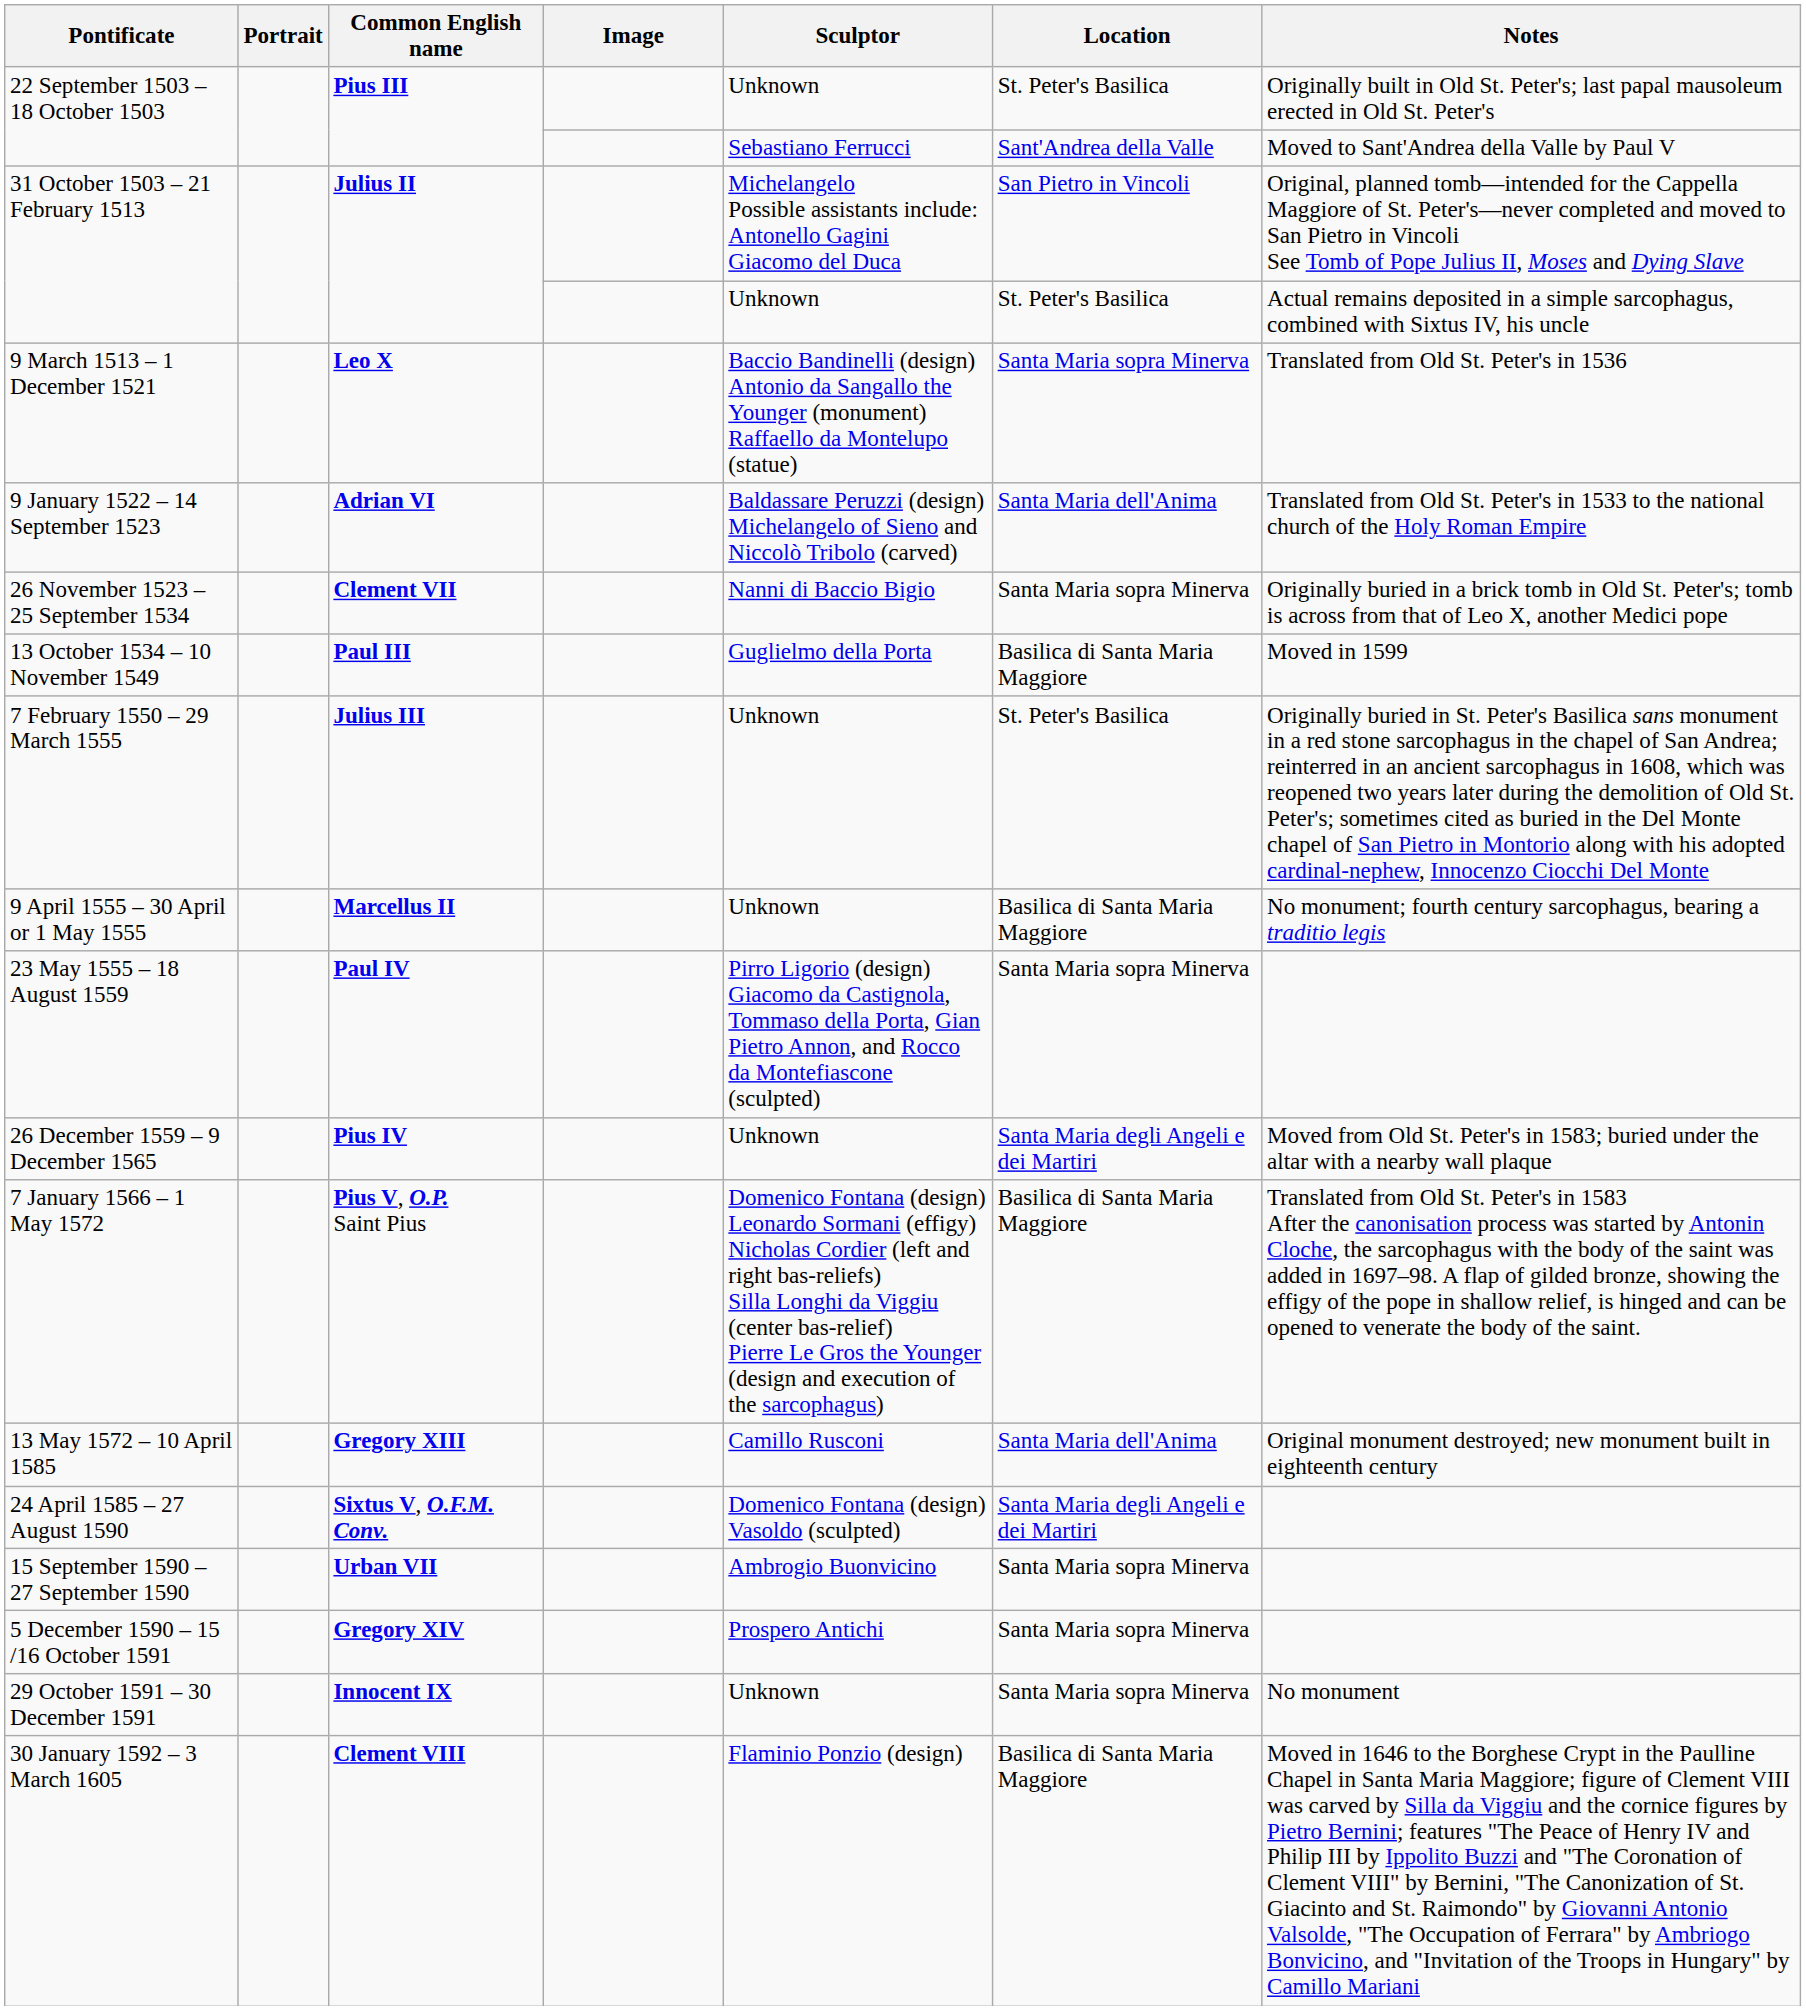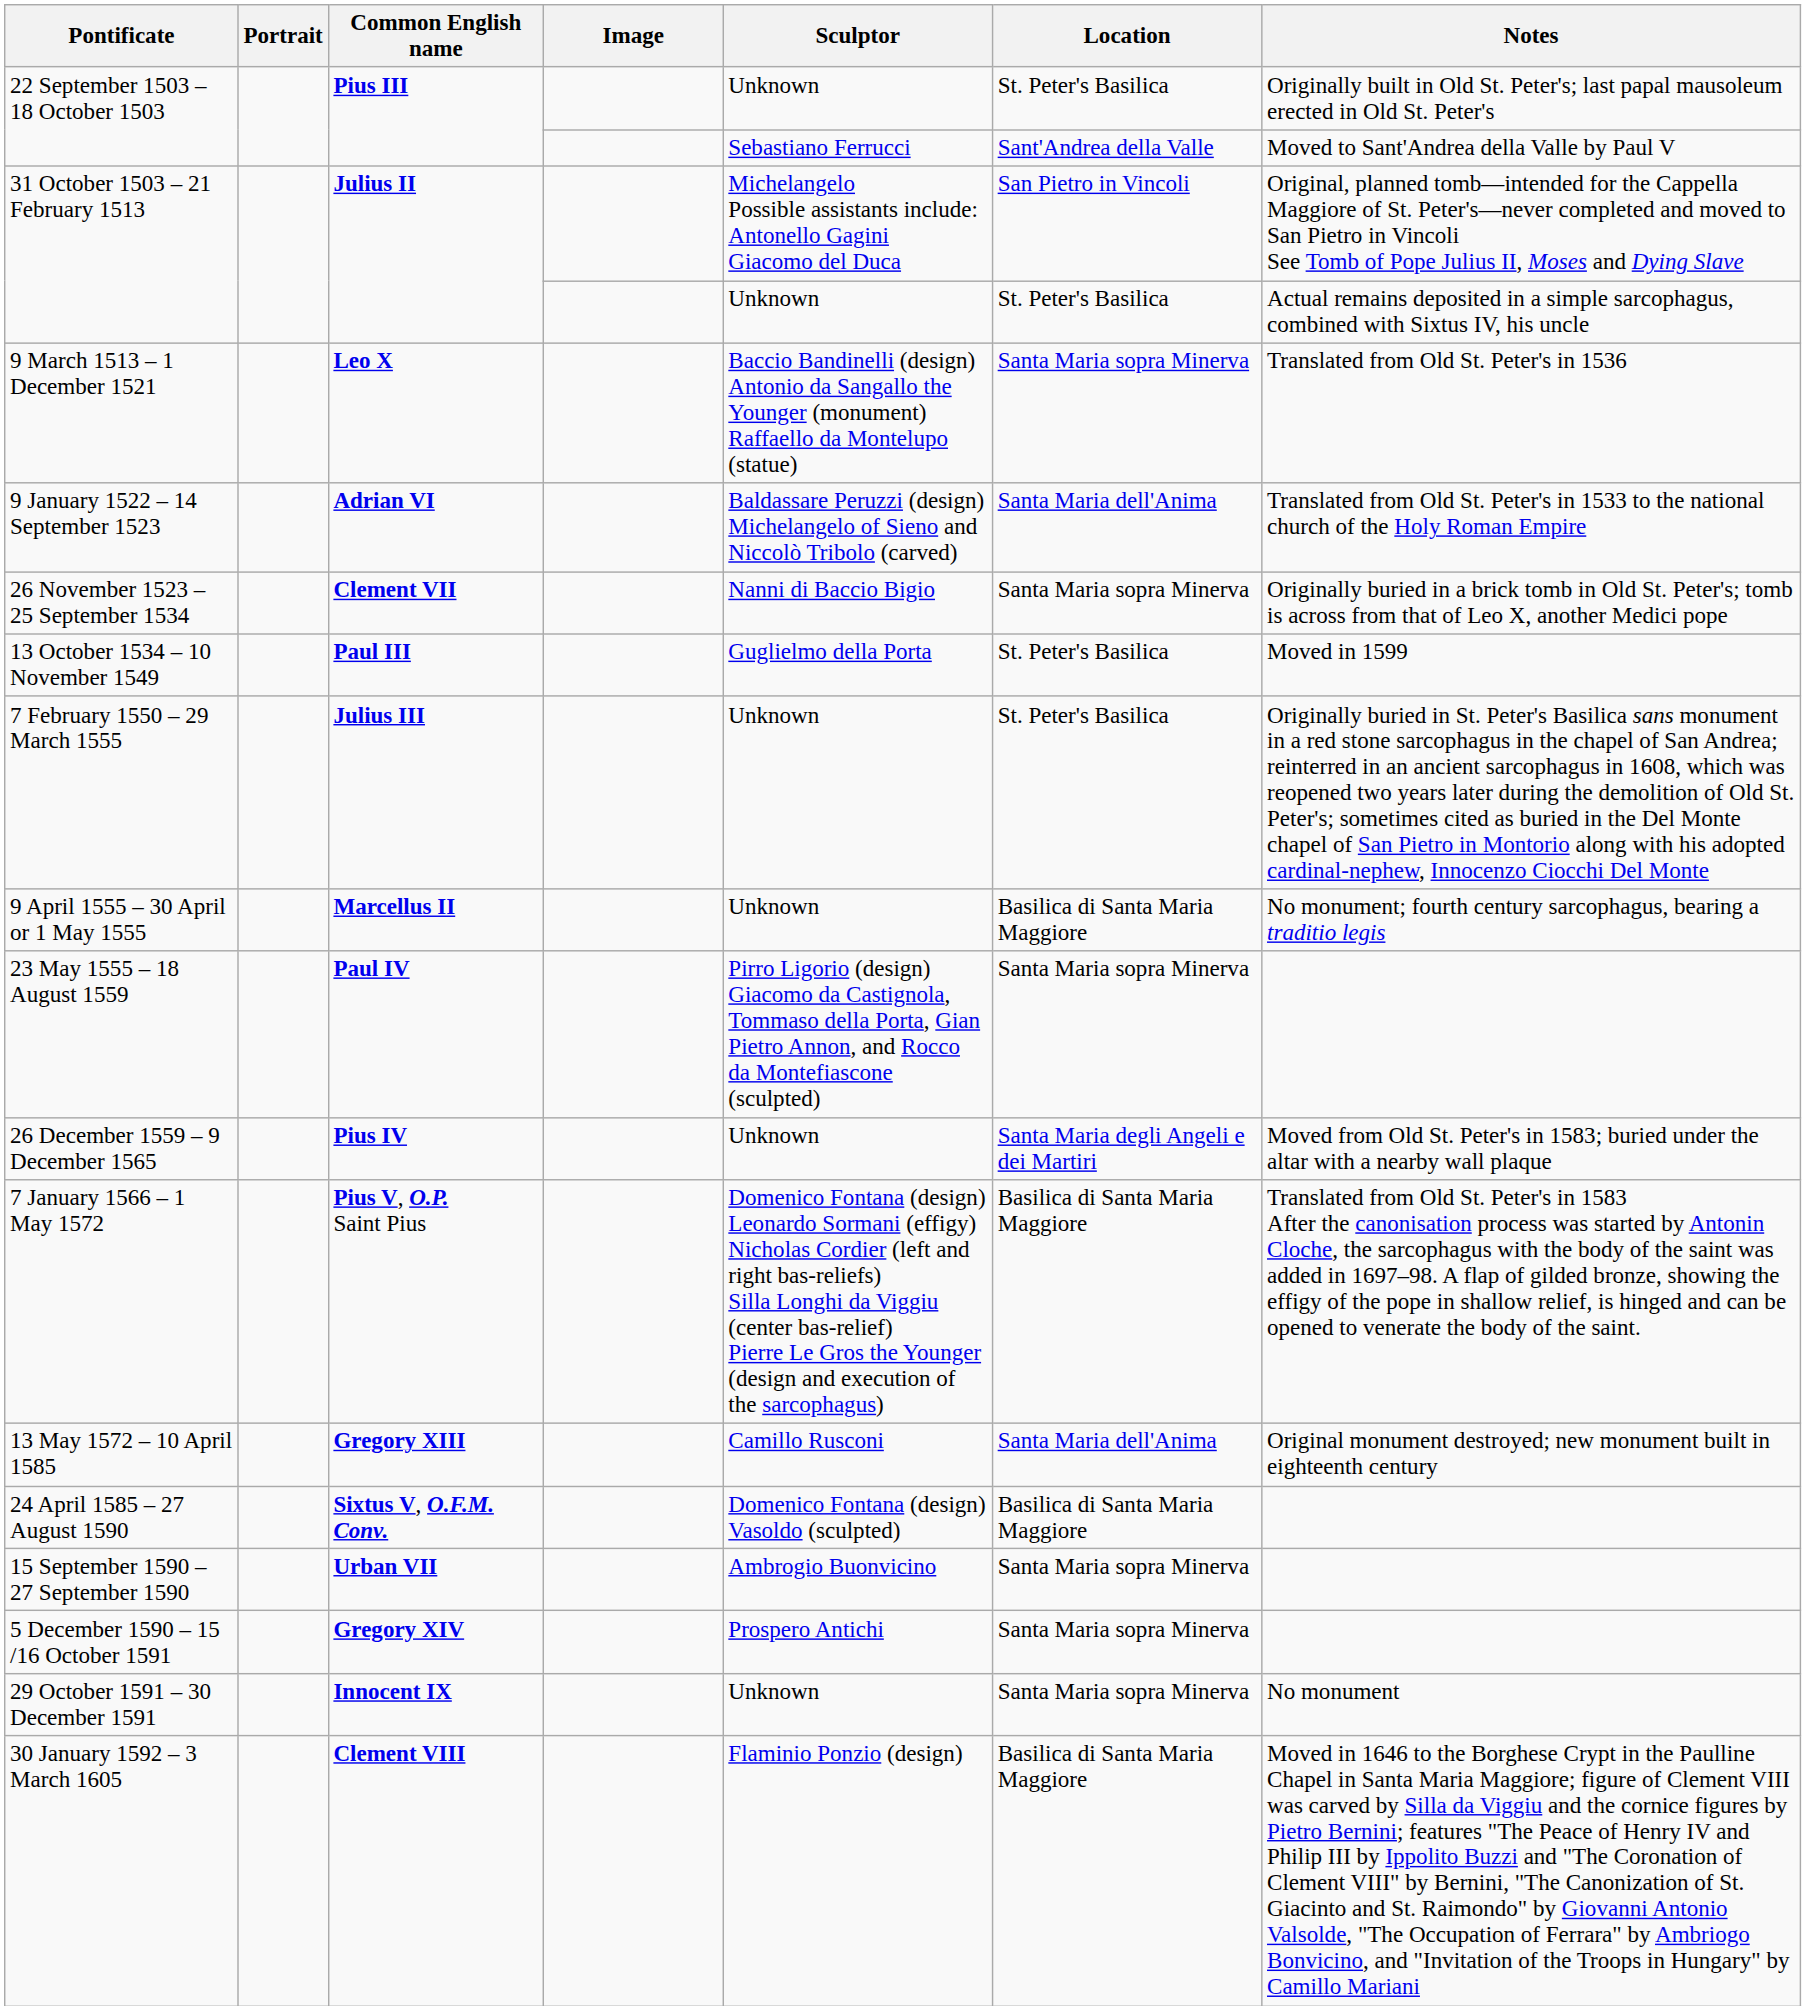(1105, 665) Basilica di Santa Maria Maggiore -> (1083, 652) St. Peter's Basilica
(1121, 1516) Santa Maria degli Angeli e dei Martiri -> (1105, 1516) Basilica di Santa Maria Maggiore
